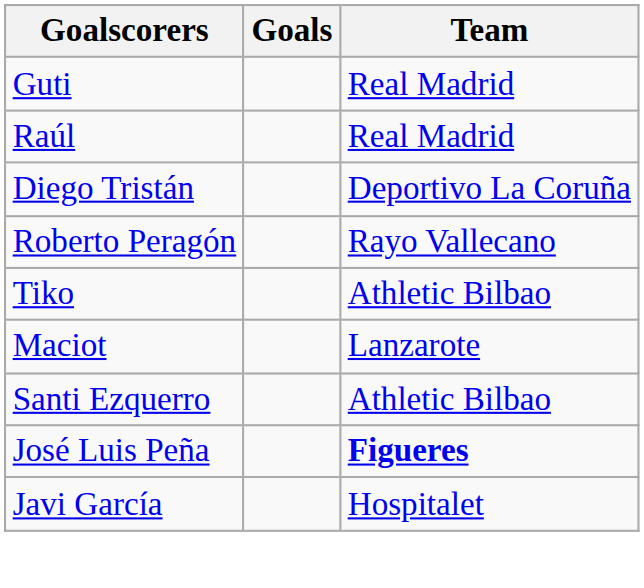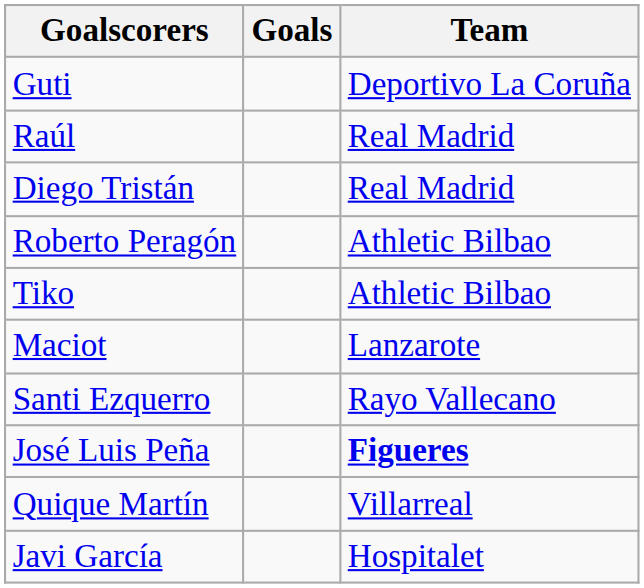(431, 83) Real Madrid -> (489, 83) Deportivo La Coruña
(489, 188) Deportivo La Coruña -> (431, 188) Real Madrid
(452, 240) Rayo Vallecano -> (449, 240) Athletic Bilbao
(449, 398) Athletic Bilbao -> (452, 398) Rayo Vallecano
+ row: (111, 503)
